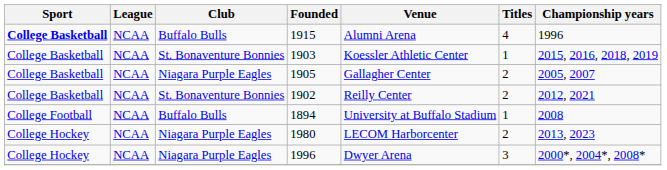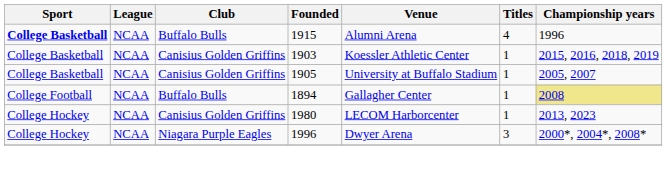(221, 54) St. Bonaventure Bonnies -> (222, 54) Canisius Golden Griffins
(215, 74) Niagara Purple Eagles -> (222, 74) Canisius Golden Griffins
(387, 74) Gallagher Center -> (421, 74) University at Buffalo Stadium
(505, 74) 2 -> (506, 74) 1
- row: (303, 94)
(420, 114) University at Buffalo Stadium -> (388, 94) Gallagher Center
(551, 114) no background -> (551, 94) khaki background
(215, 134) Niagara Purple Eagles -> (222, 114) Canisius Golden Griffins
(505, 134) 2 -> (506, 114) 1
